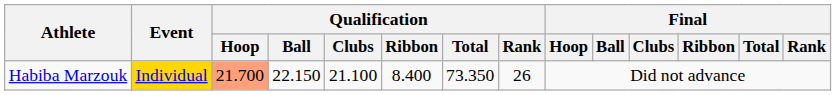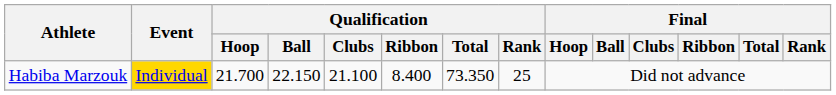(240, 75) lightsalmon background -> (240, 75) no background
(522, 75) 26 -> (522, 75) 25
